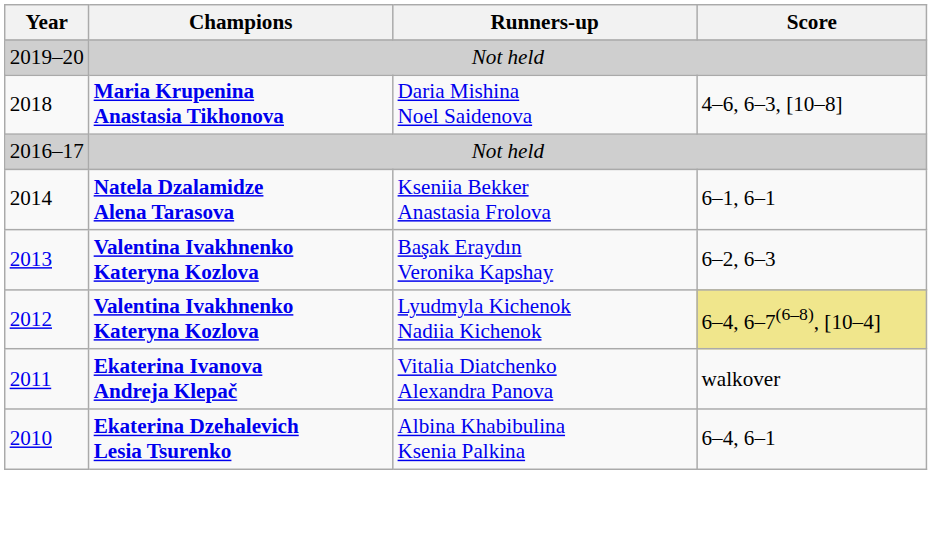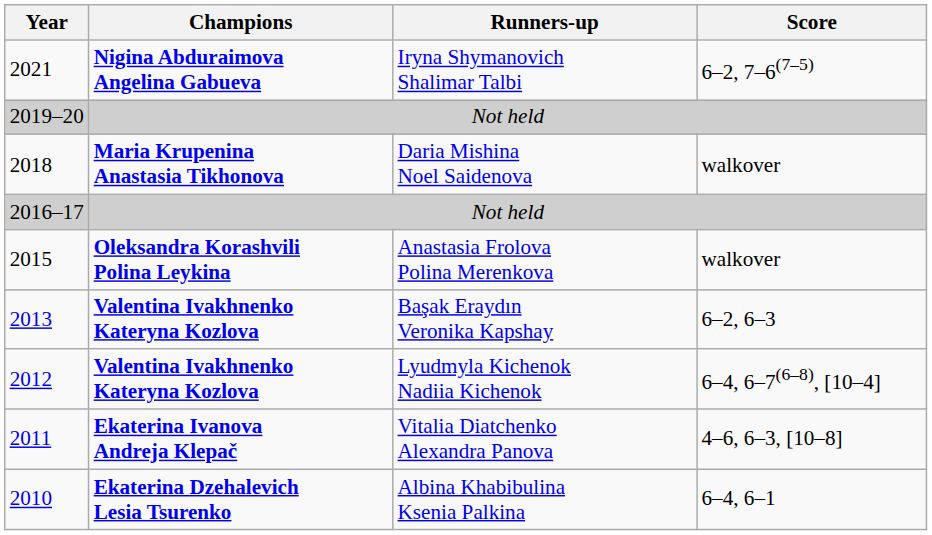+ row: (31, 69)
(772, 104) 4–6, 6–3, [10–8] -> (741, 164) walkover
+ row: (31, 259)
- row: (31, 199)
(791, 319) khaki background -> (791, 379) no background
(741, 379) walkover -> (772, 439) 4–6, 6–3, [10–8]
